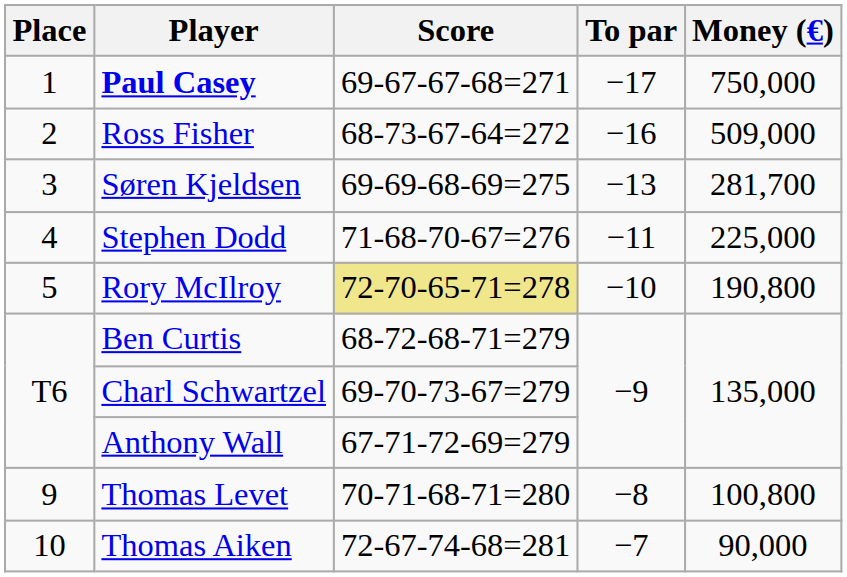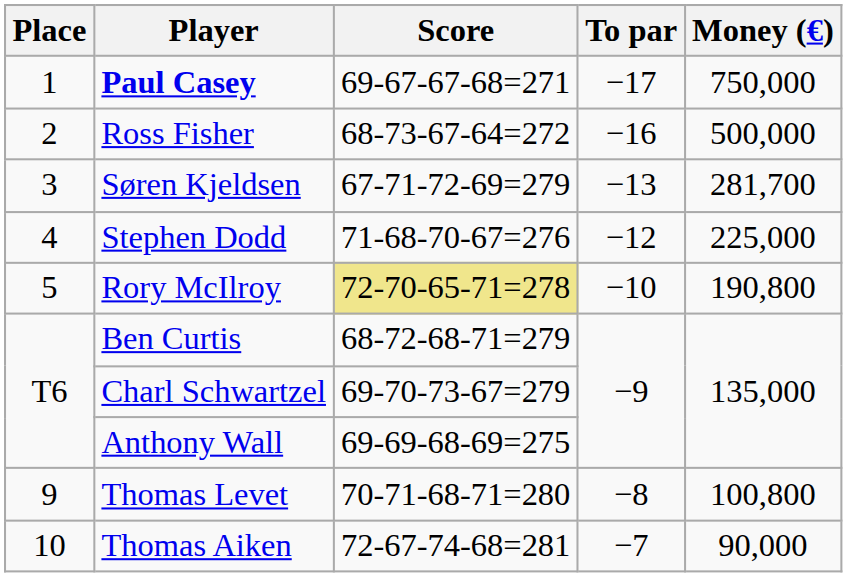(763, 133) 509,000 -> (763, 133) 500,000
(456, 184) 69-69-68-69=275 -> (456, 184) 67-71-72-69=279
(631, 236) −11 -> (631, 236) −12
(456, 442) 67-71-72-69=279 -> (456, 442) 69-69-68-69=275
